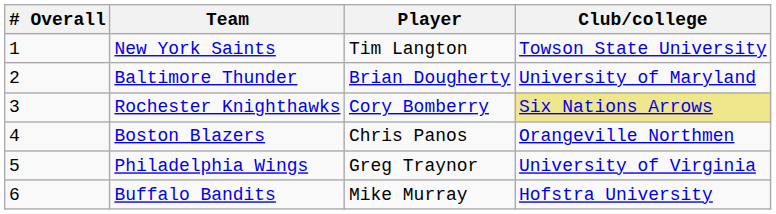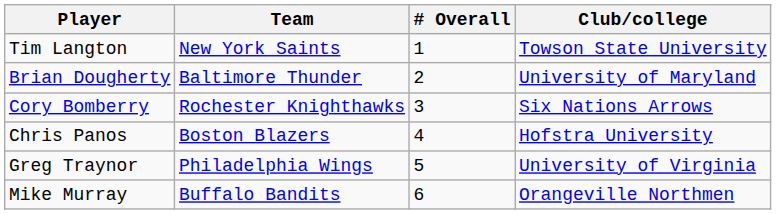columns swapped: (57, 19) <-> (430, 19)
(616, 107) khaki background -> (616, 107) no background
(627, 136) Orangeville Northmen -> (616, 136) Hofstra University
(616, 195) Hofstra University -> (627, 195) Orangeville Northmen
